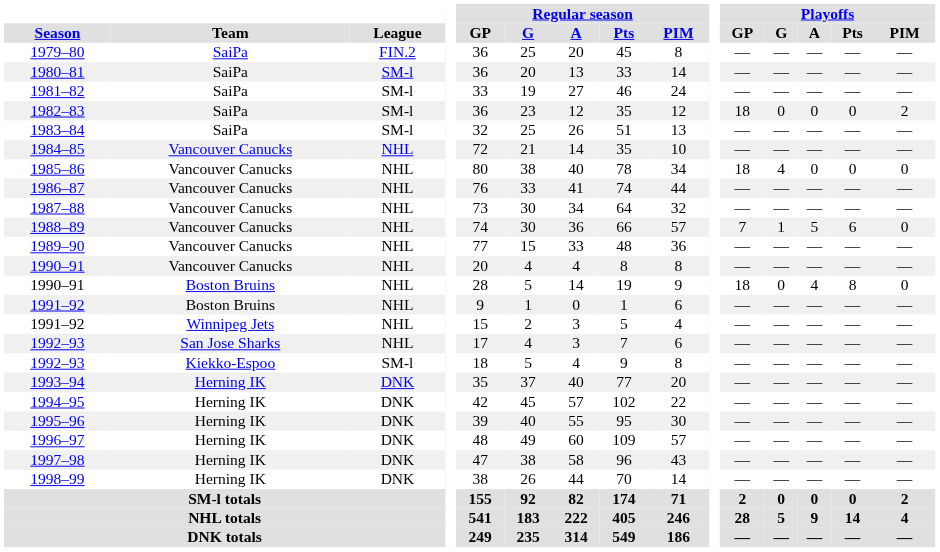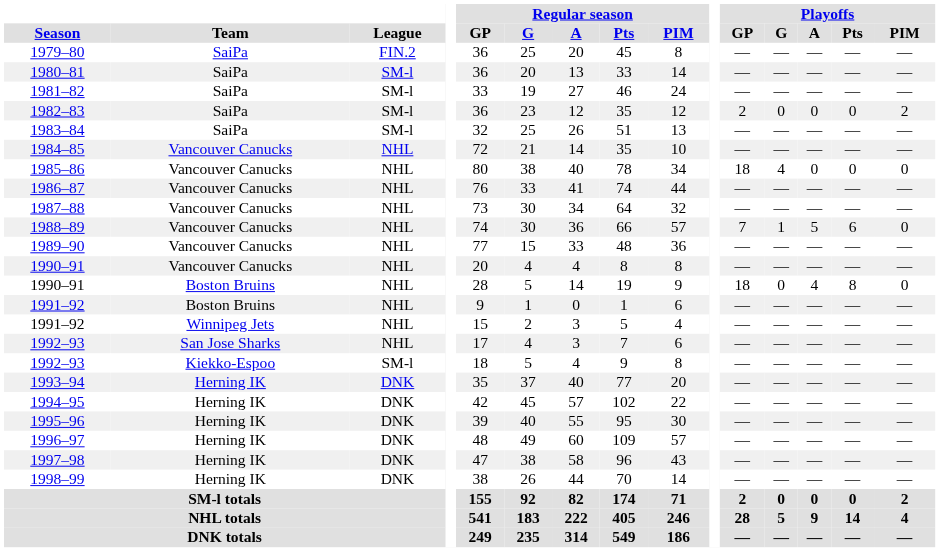(742, 110) 18 -> (742, 110) 2
